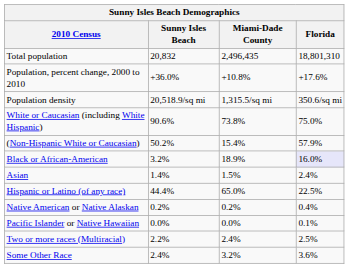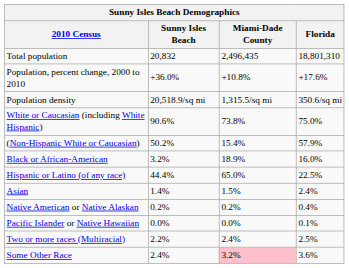(310, 159) lavender background -> (310, 159) no background
rows swapped: (66, 191) <-> (17, 175)
(231, 255) no background -> (231, 255) pink background
